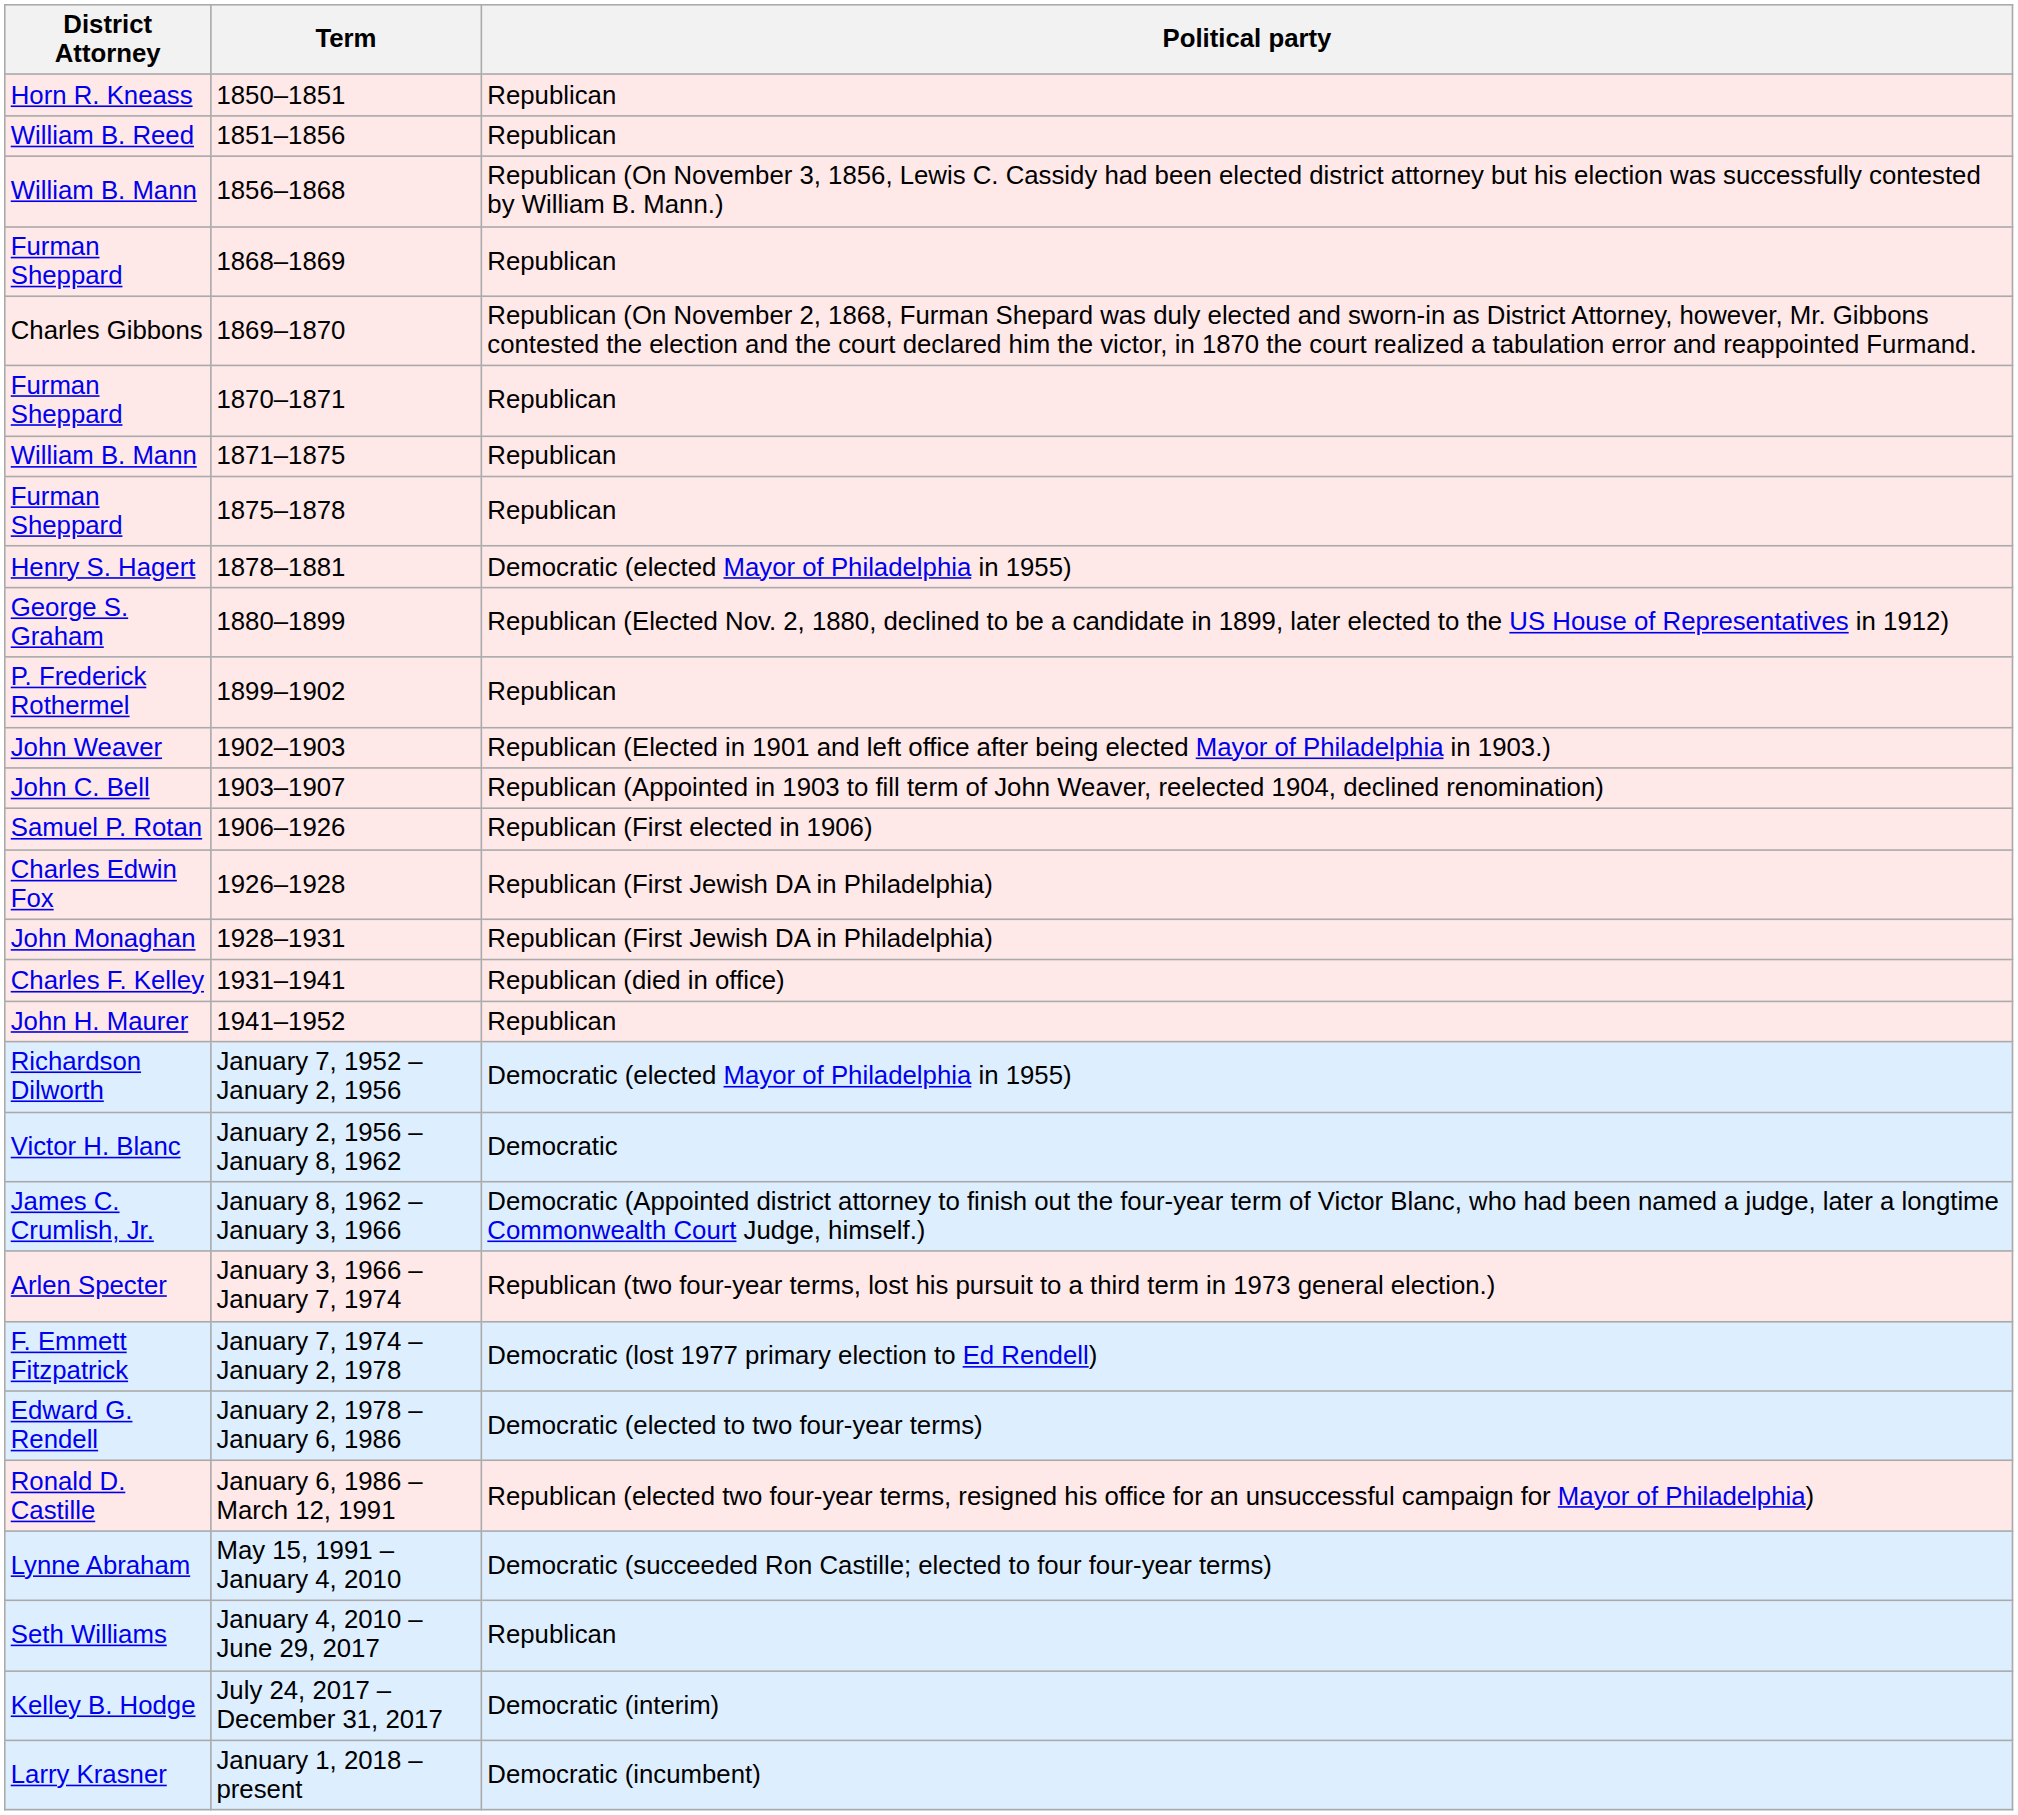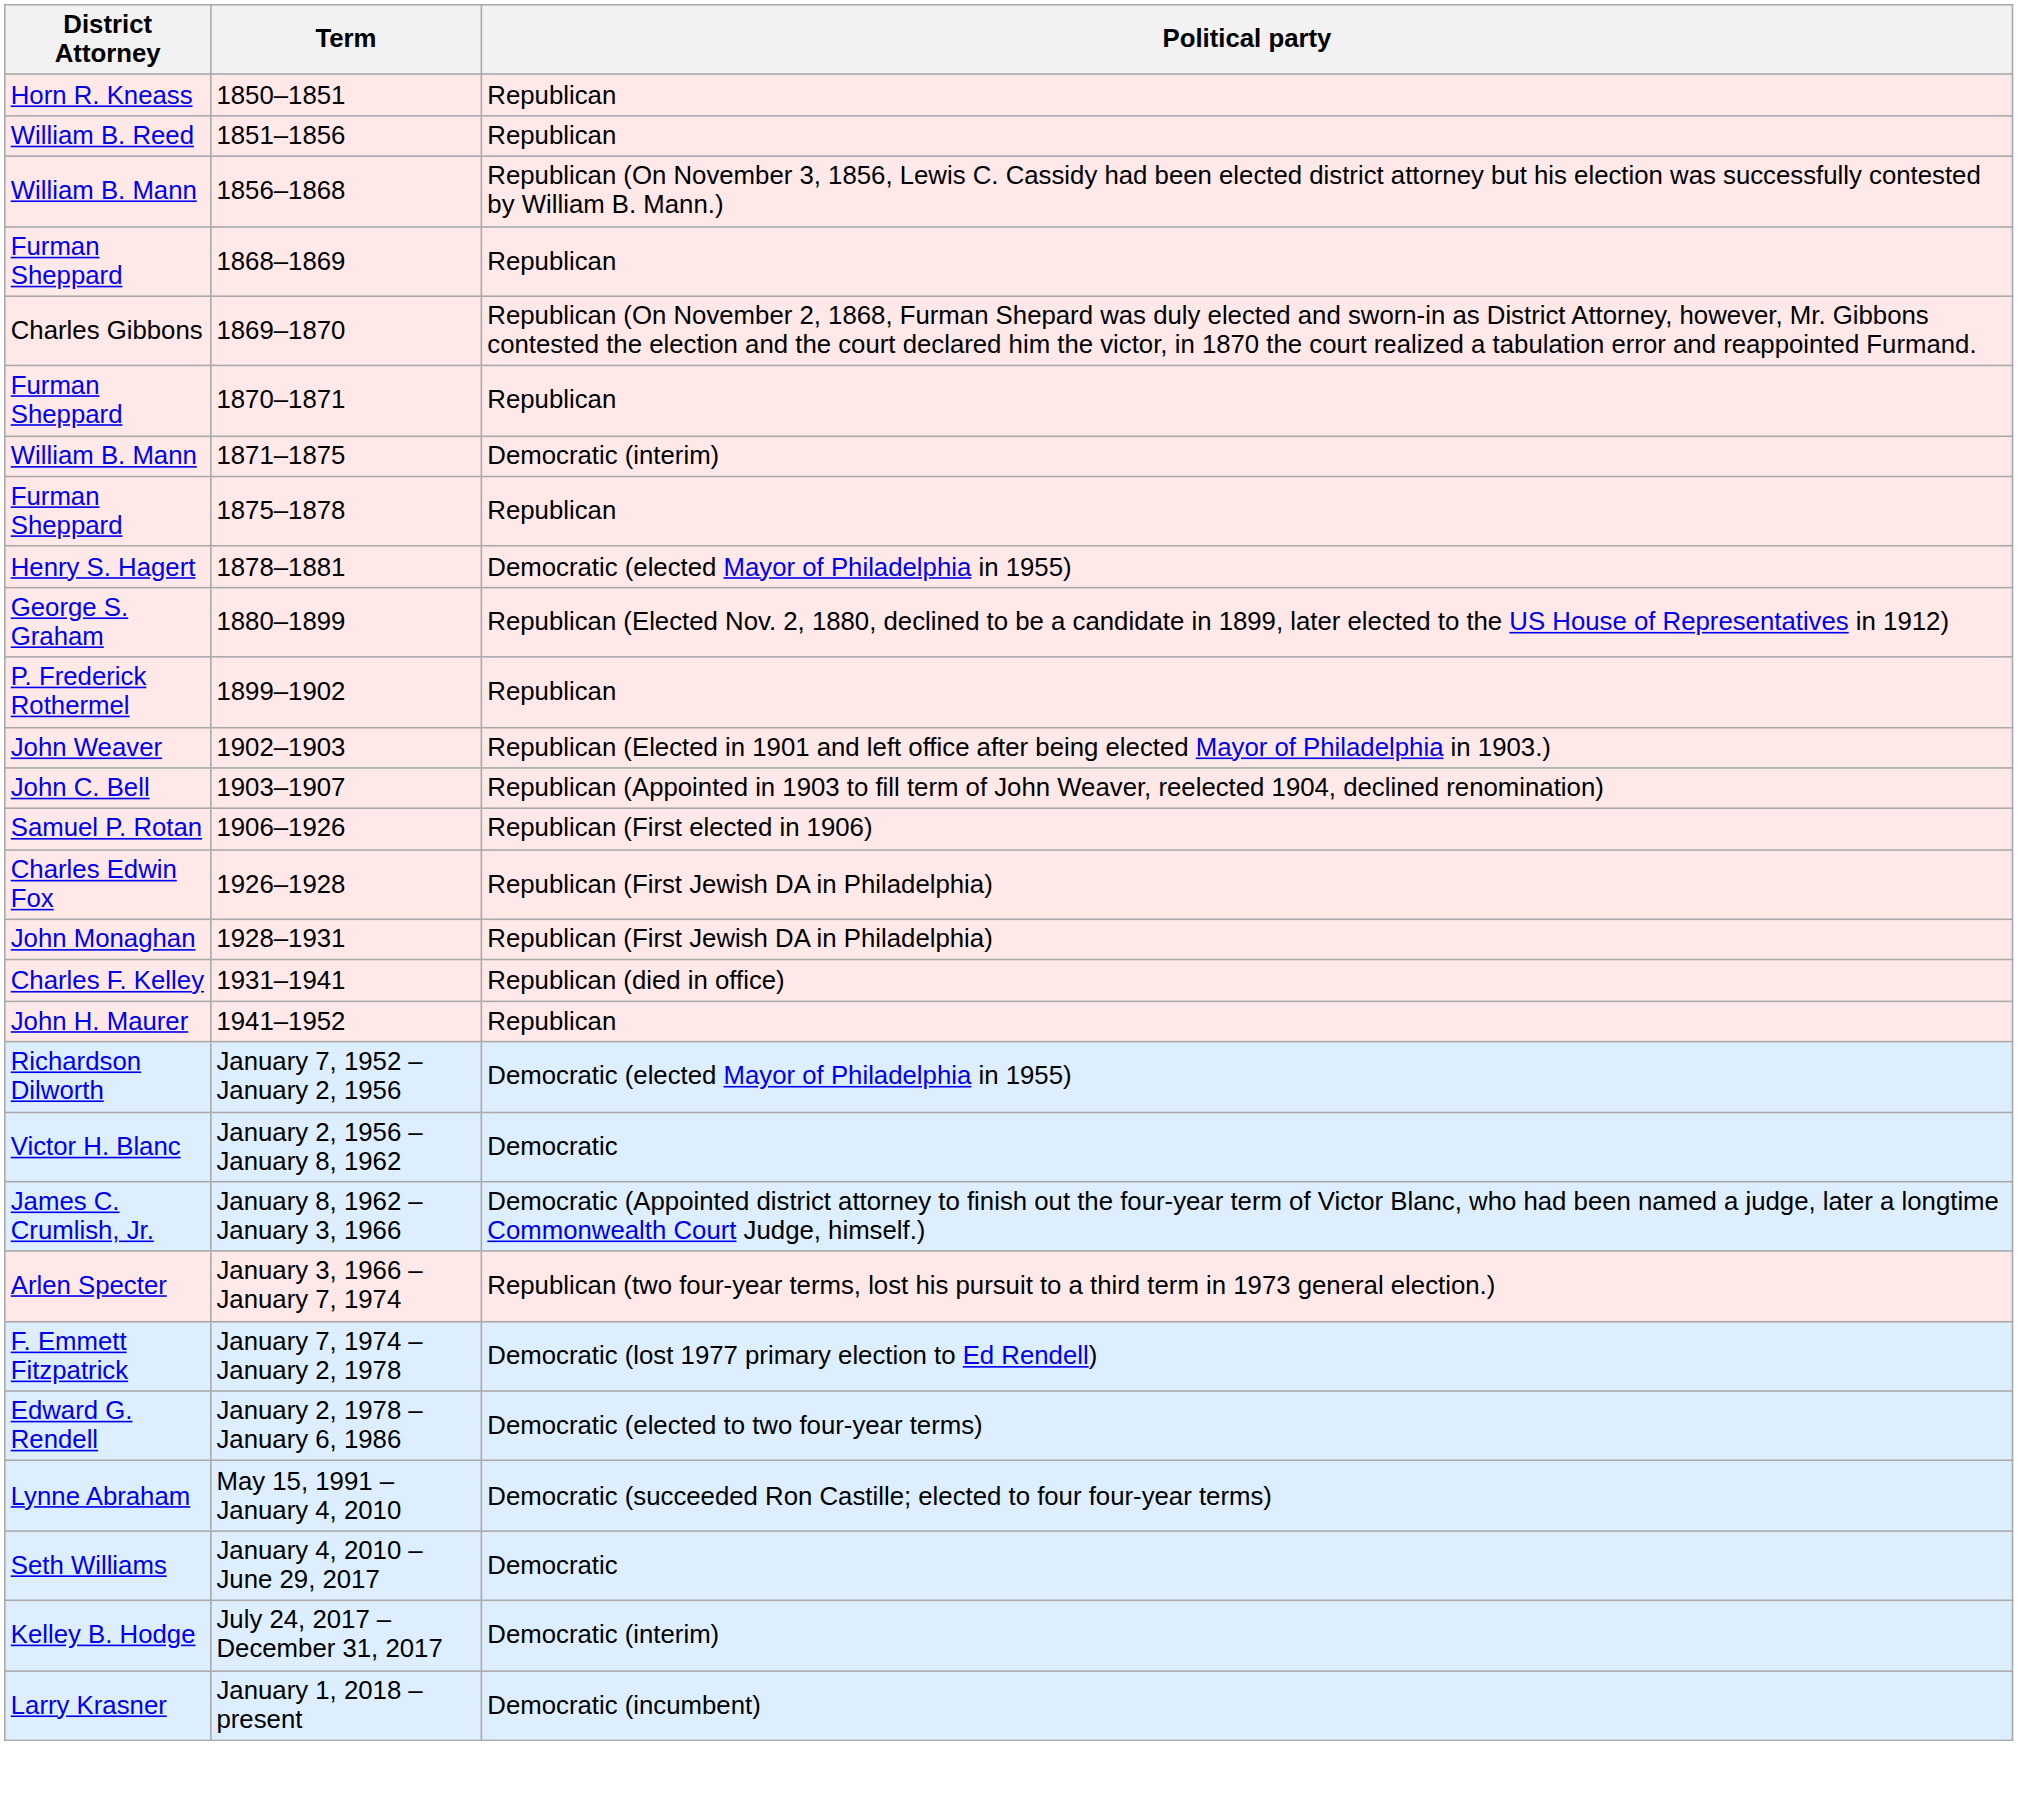(552, 455) Republican -> (603, 455) Democratic (interim)
- row: (320, 1495)
(552, 1635) Republican -> (552, 1565) Democratic
